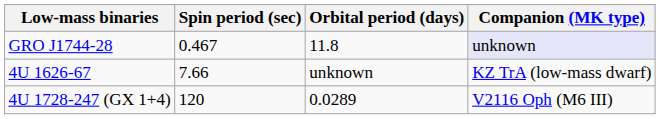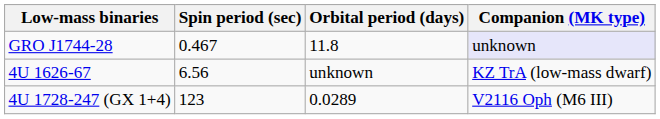(194, 72) 7.66 -> (194, 72) 6.56
(192, 99) 120 -> (192, 99) 123
